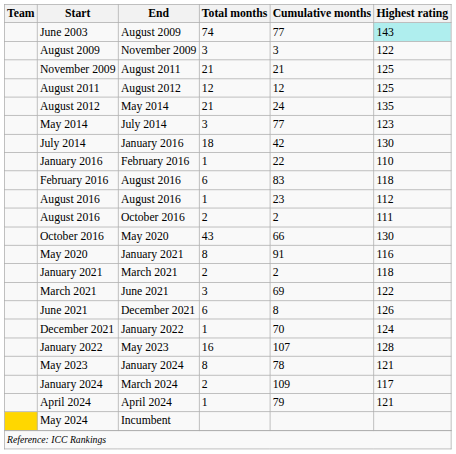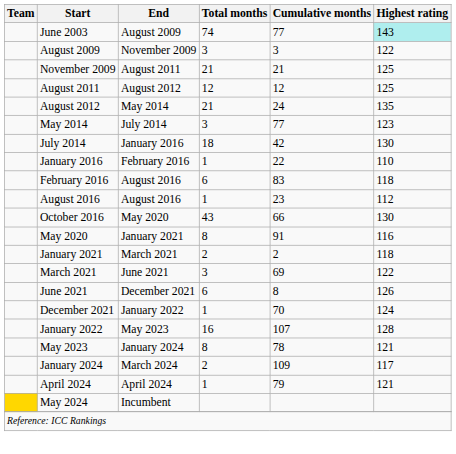- row: (70, 217)
